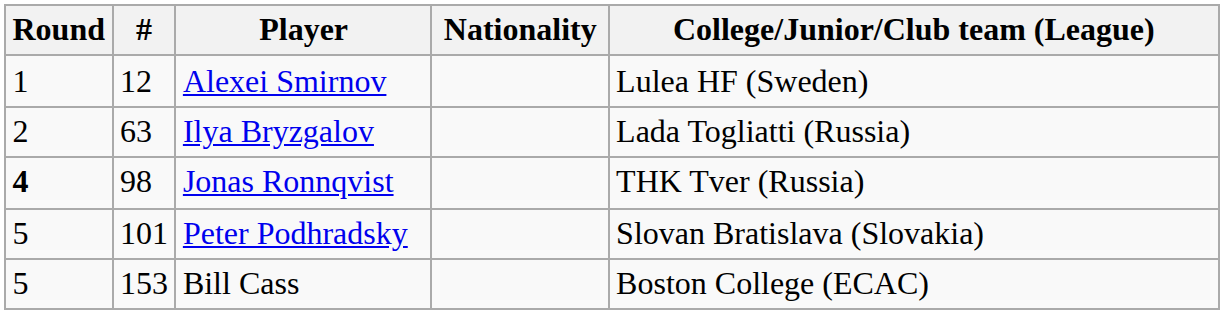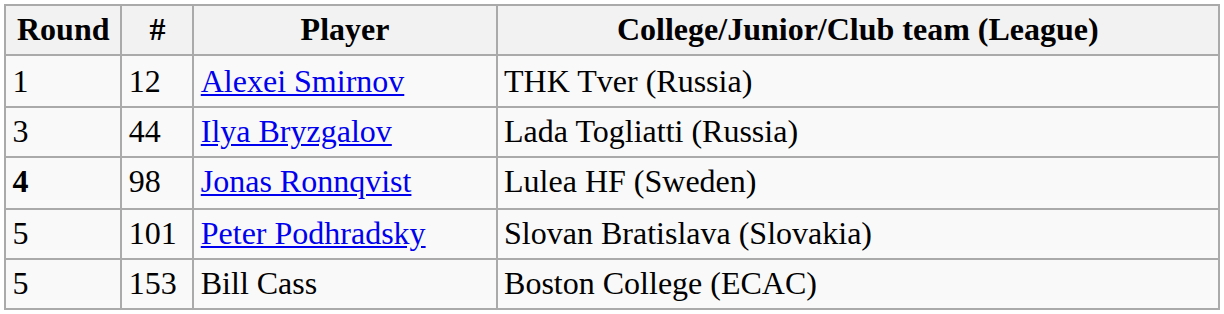- column: (520, 29)
(742, 80) Lulea HF (Sweden) -> (628, 80) THK Tver (Russia)
(20, 131) 2 -> (20, 131) 3
(136, 131) 63 -> (145, 131) 44
(740, 182) THK Tver (Russia) -> (630, 182) Lulea HF (Sweden)
